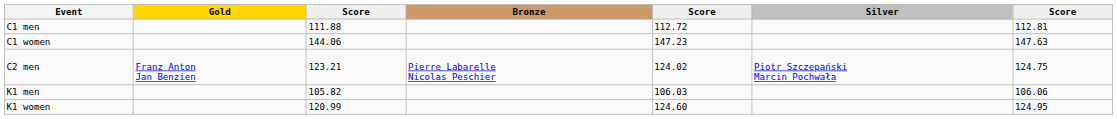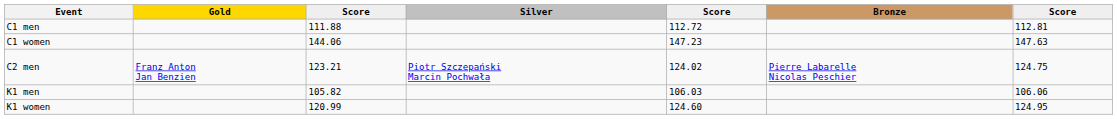columns swapped: (882, 12) <-> (529, 12)
